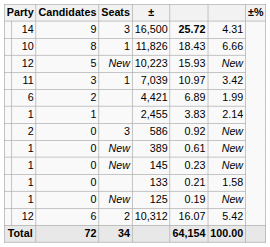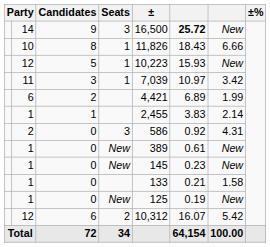(233, 30) 4.31 -> (232, 30) New
(119, 64) New -> (127, 64) 1
(232, 132) New -> (233, 132) 4.31
